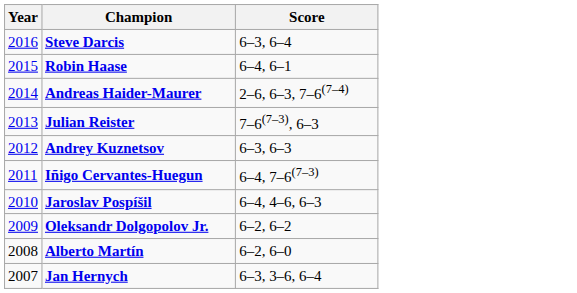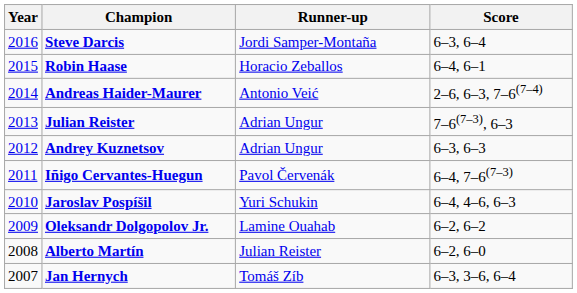+ column: (333, 17)
